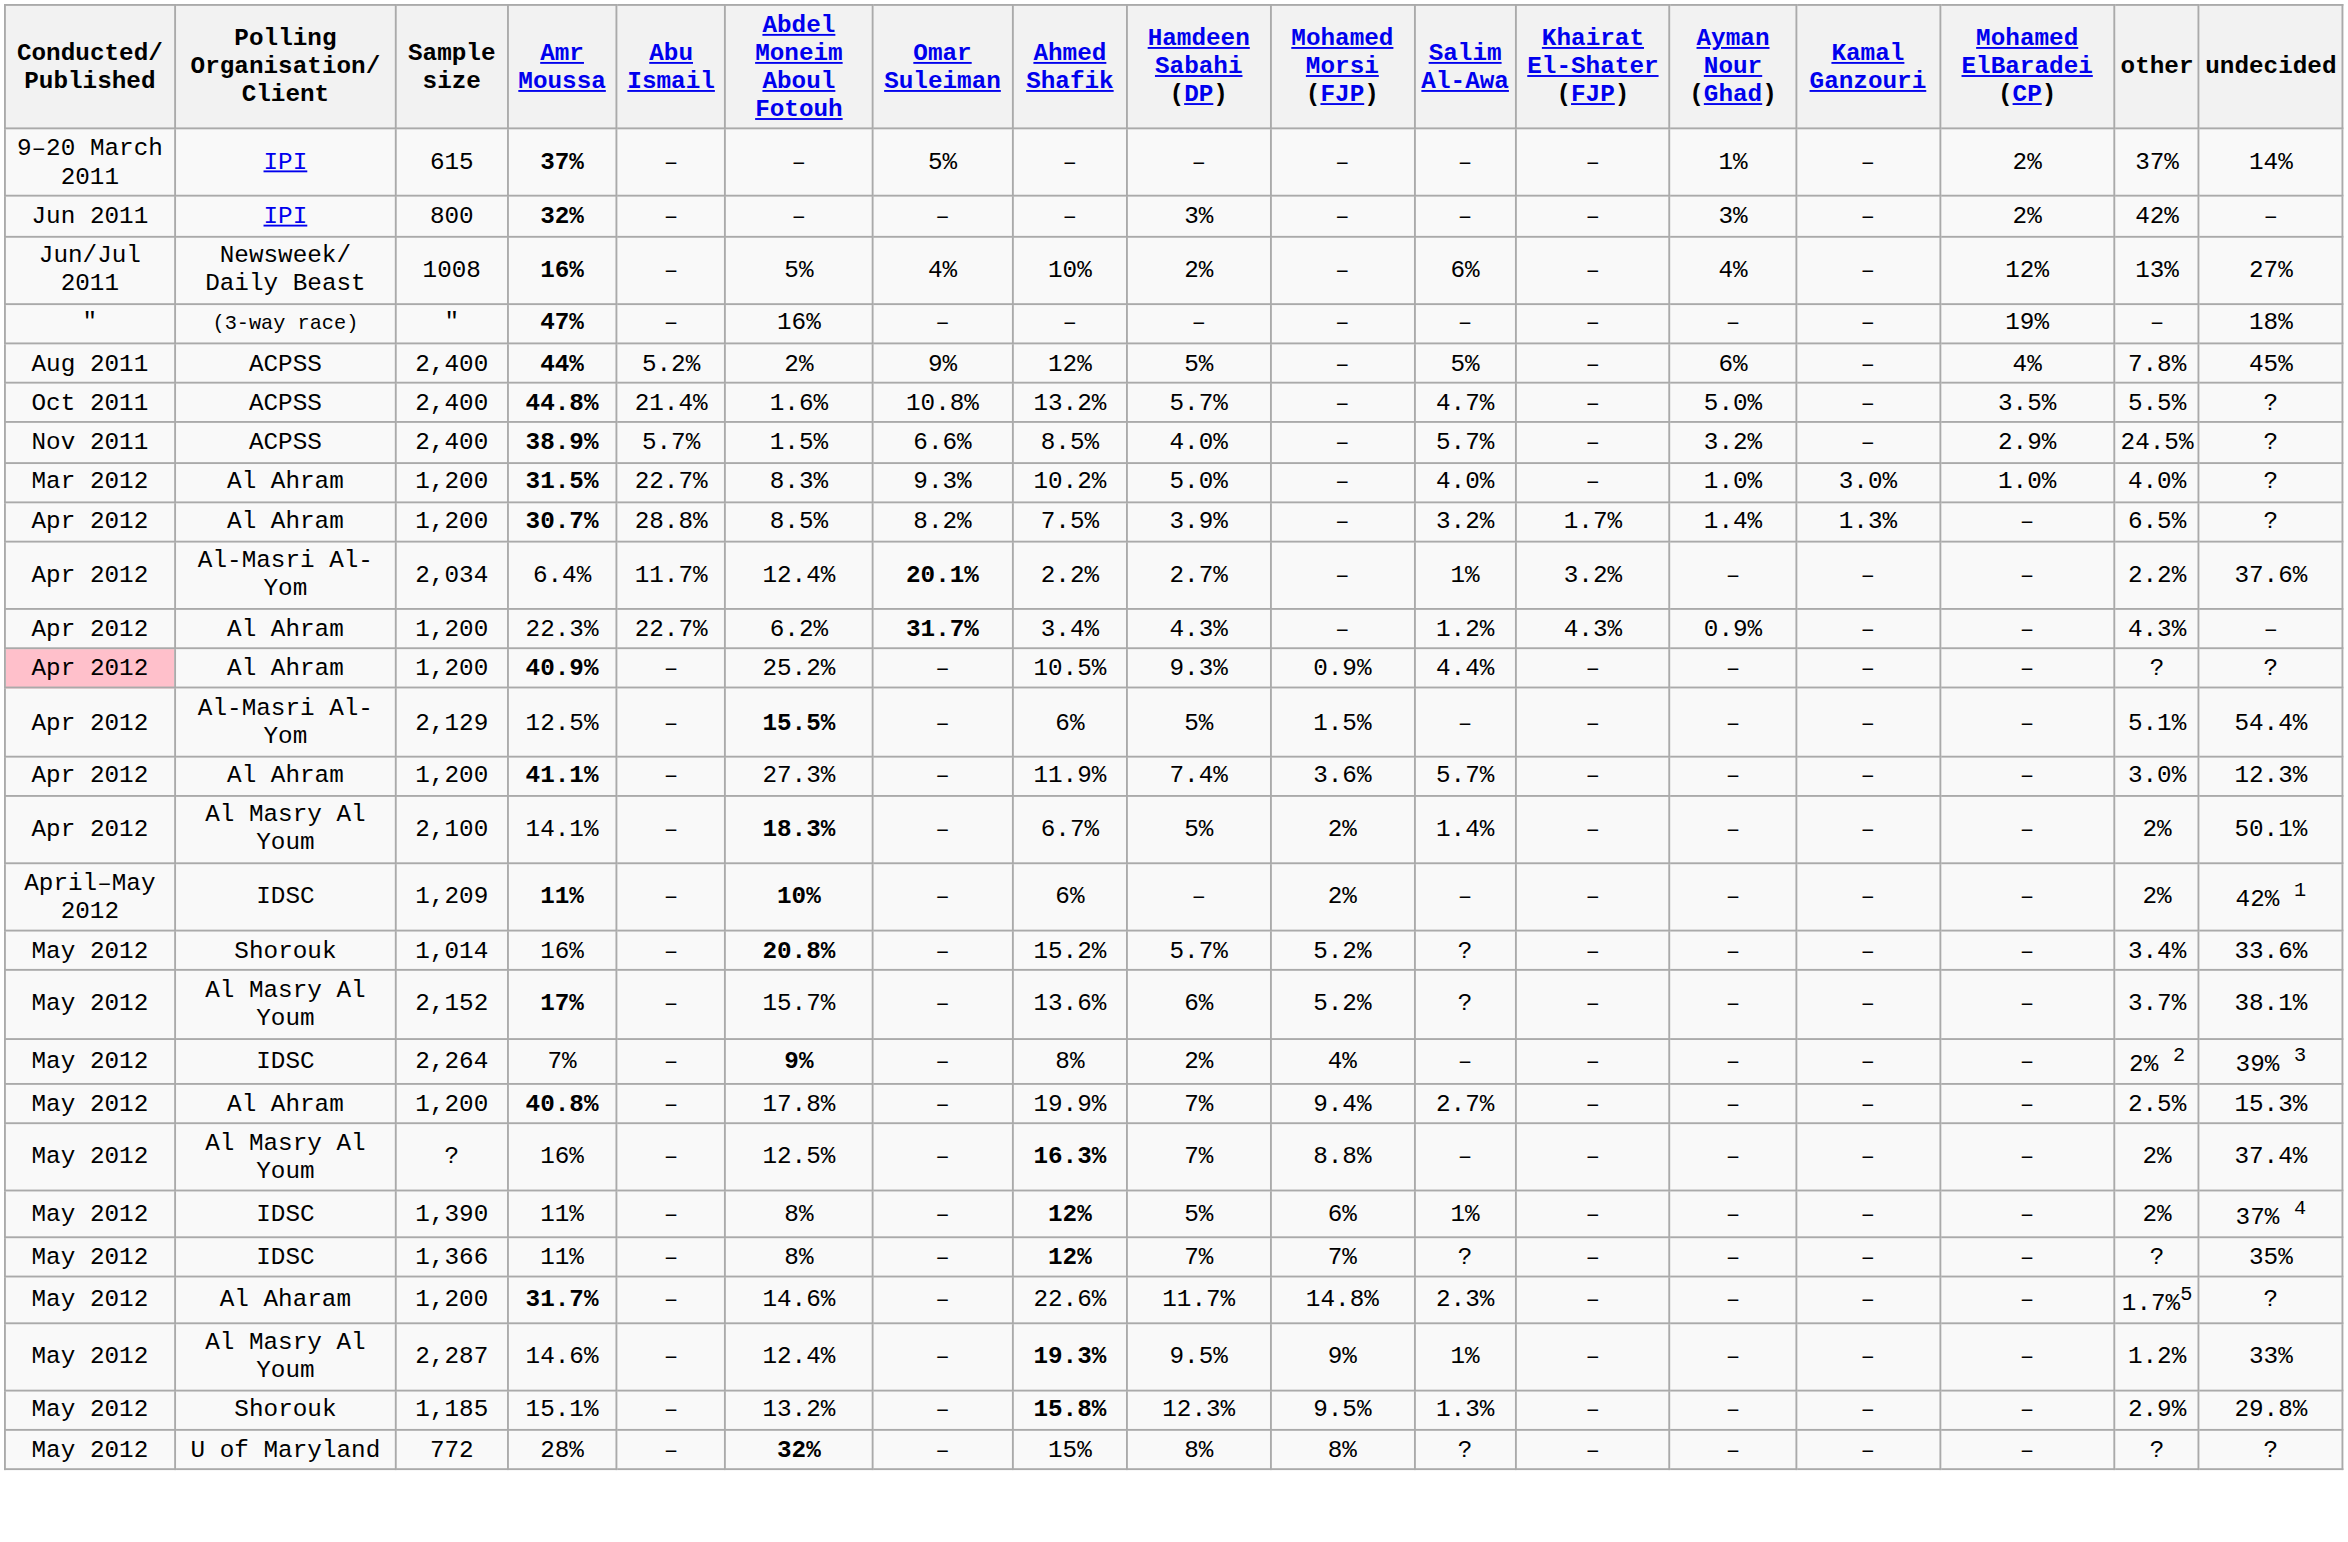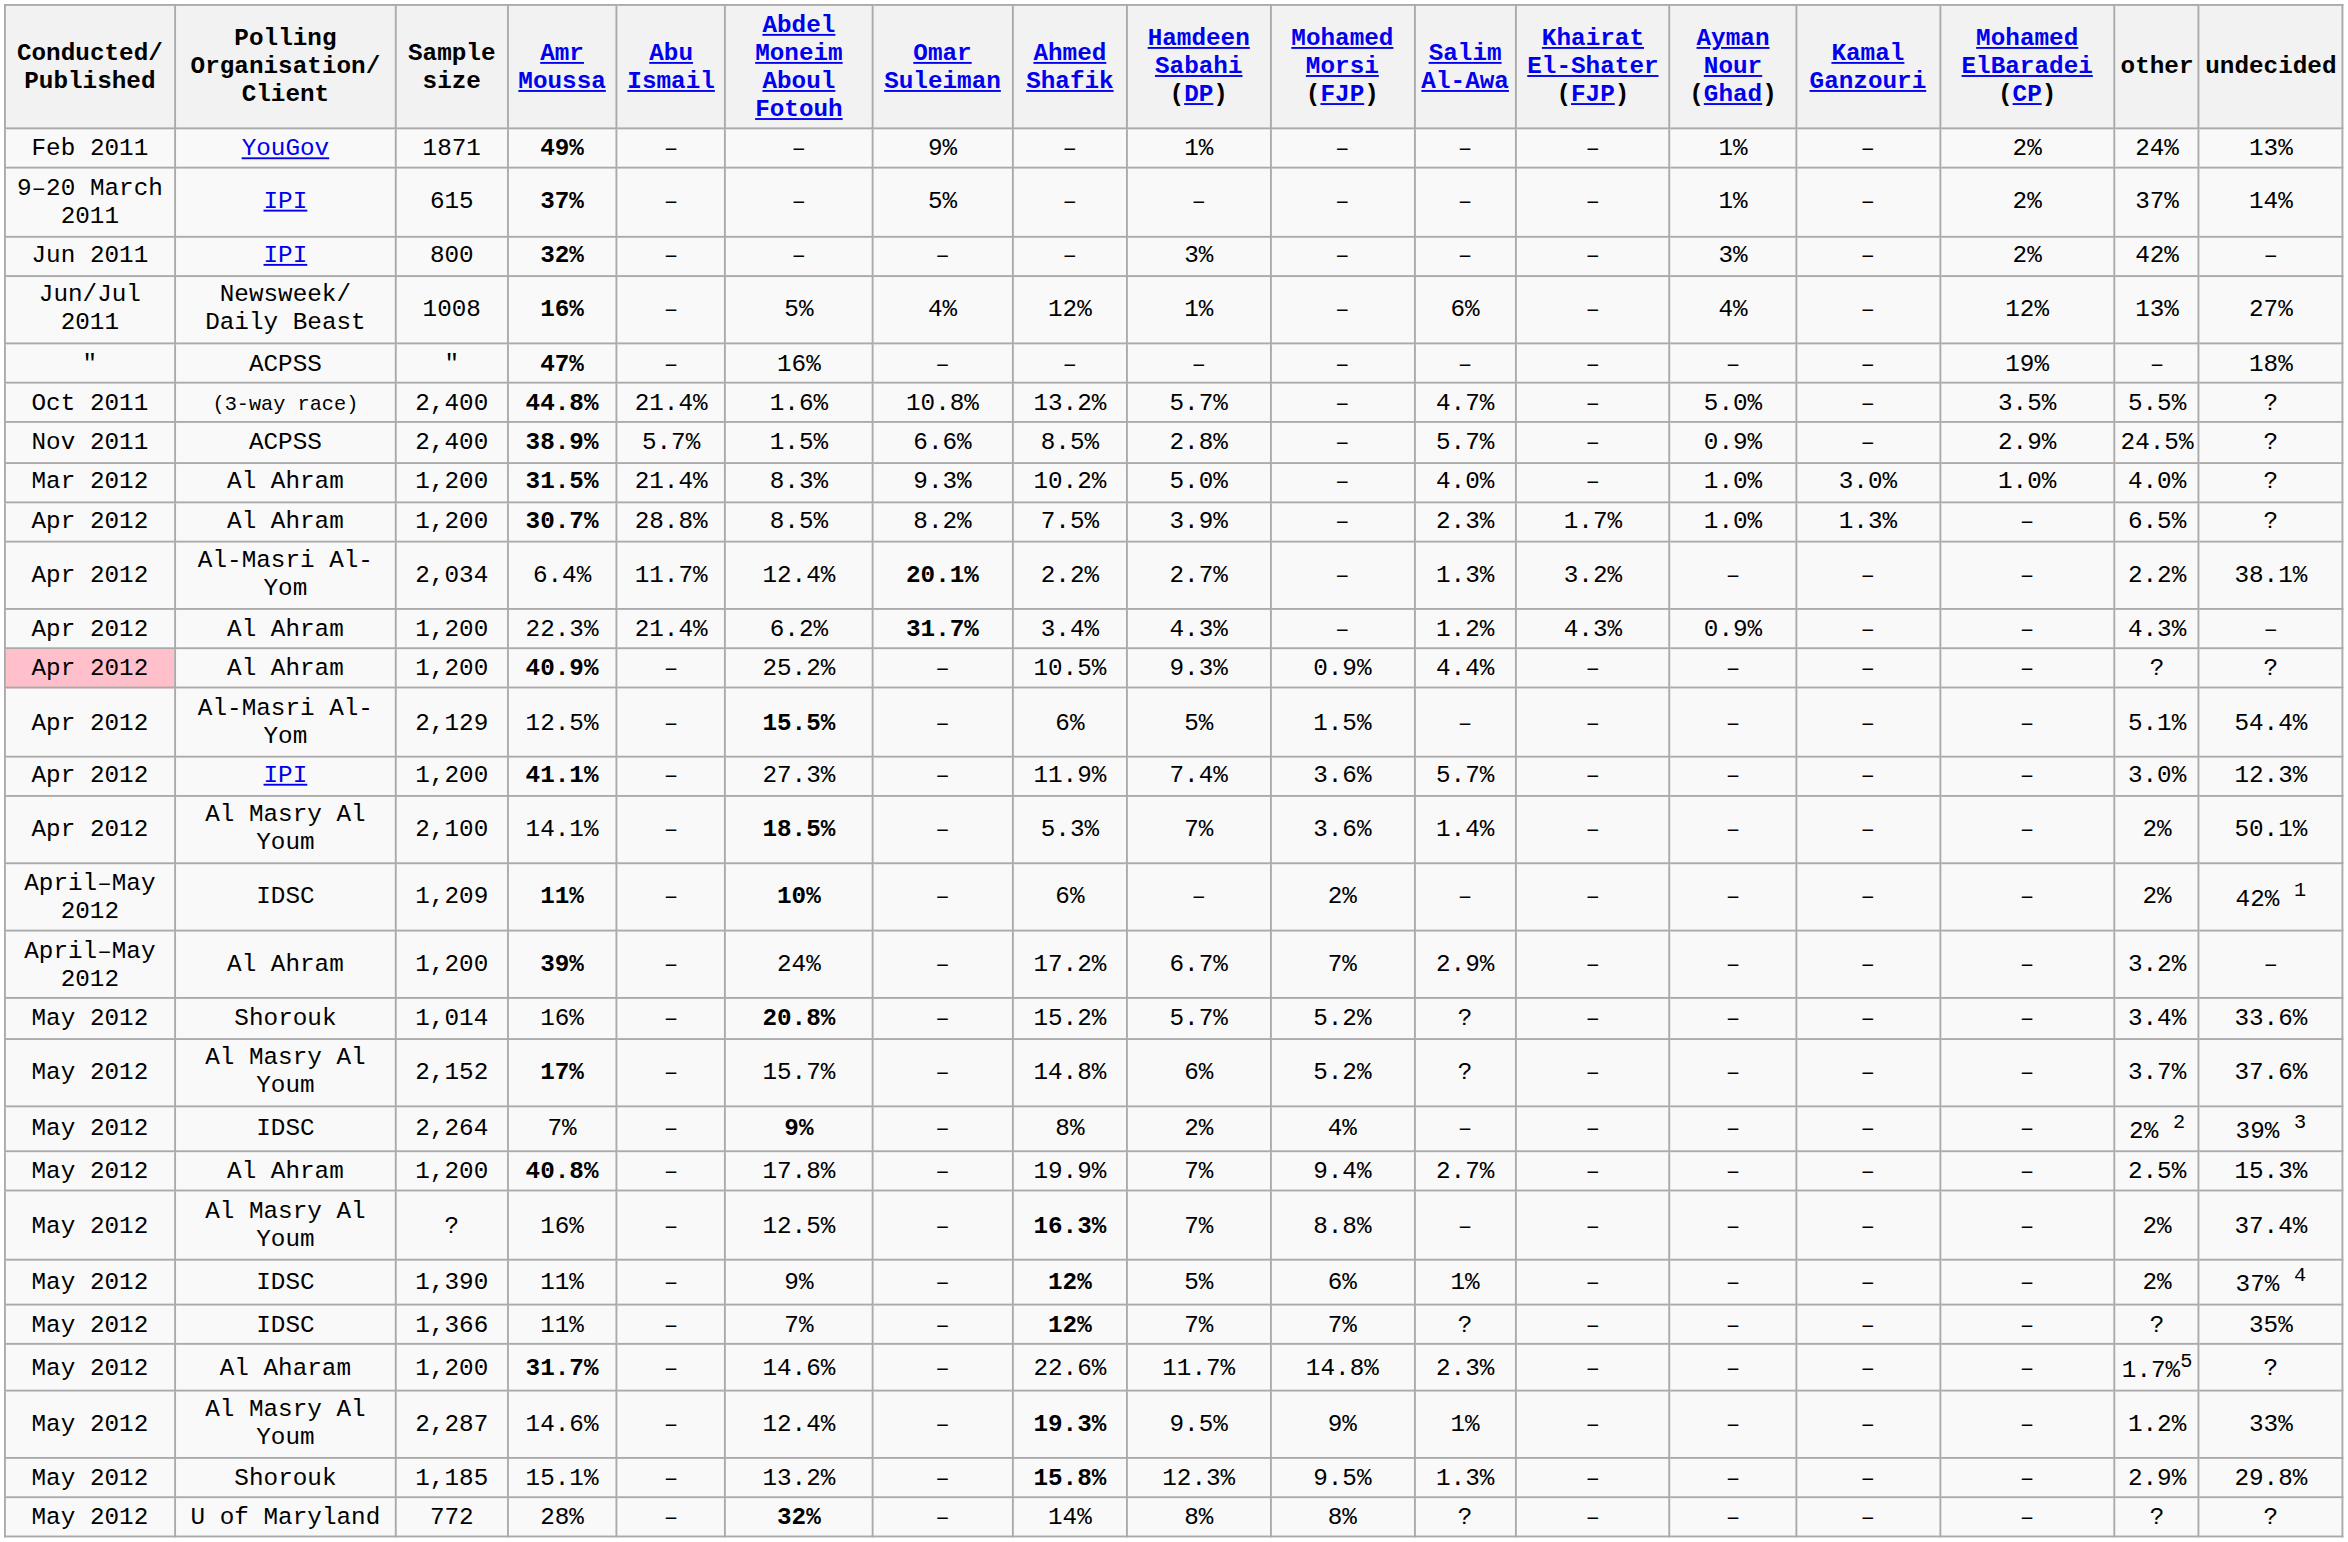+ row: (452, 149)
(1070, 270) 10% -> (1070, 309) 12%
(1199, 270) 2% -> (1199, 309) 1%
(285, 324) (3-way race) -> (285, 363) ACPSS
- row: (452, 363)
(285, 403) ACPSS -> (285, 404) (3-way race)
(1199, 442) 4.0% -> (1199, 442) 2.8%
(1733, 442) 3.2% -> (1733, 442) 0.9%
(671, 482) 22.7% -> (671, 482) 21.4%
(1465, 522) 3.2% -> (1465, 522) 2.3%
(1733, 522) 1.4% -> (1733, 522) 1.0%
(1465, 575) 1% -> (1465, 575) 1.3%
(2271, 575) 37.6% -> (2271, 575) 38.1%
(671, 629) 22.7% -> (671, 629) 21.4%
(285, 776) Al Ahram -> (285, 776) IPI
(799, 829) 18.3% -> (799, 829) 18.5%
(1070, 829) 6.7% -> (1070, 829) 5.3%
(1199, 829) 5% -> (1199, 829) 7%
(1342, 829) 2% -> (1342, 829) 3.6%
+ row: (452, 965)
(1070, 1004) 13.6% -> (1070, 1072) 14.8%
(2271, 1004) 38.1% -> (2271, 1072) 37.6%
(799, 1214) 8% -> (799, 1282) 9%
(799, 1257) 8% -> (799, 1325) 7%
(1070, 1450) 15% -> (1070, 1517) 14%
